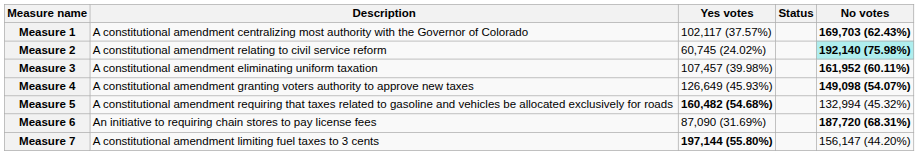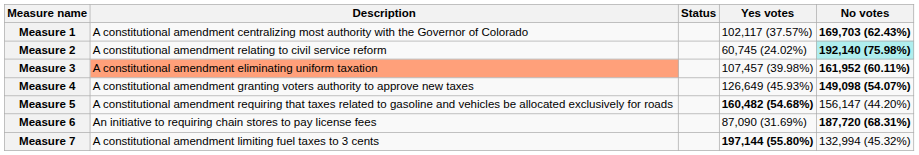columns swapped: (796, 13) <-> (727, 13)
(235, 68) no background -> (235, 68) lightsalmon background
(865, 104) 132,994 (45.32%) -> (865, 104) 156,147 (44.20%)
(865, 141) 156,147 (44.20%) -> (865, 141) 132,994 (45.32%)
